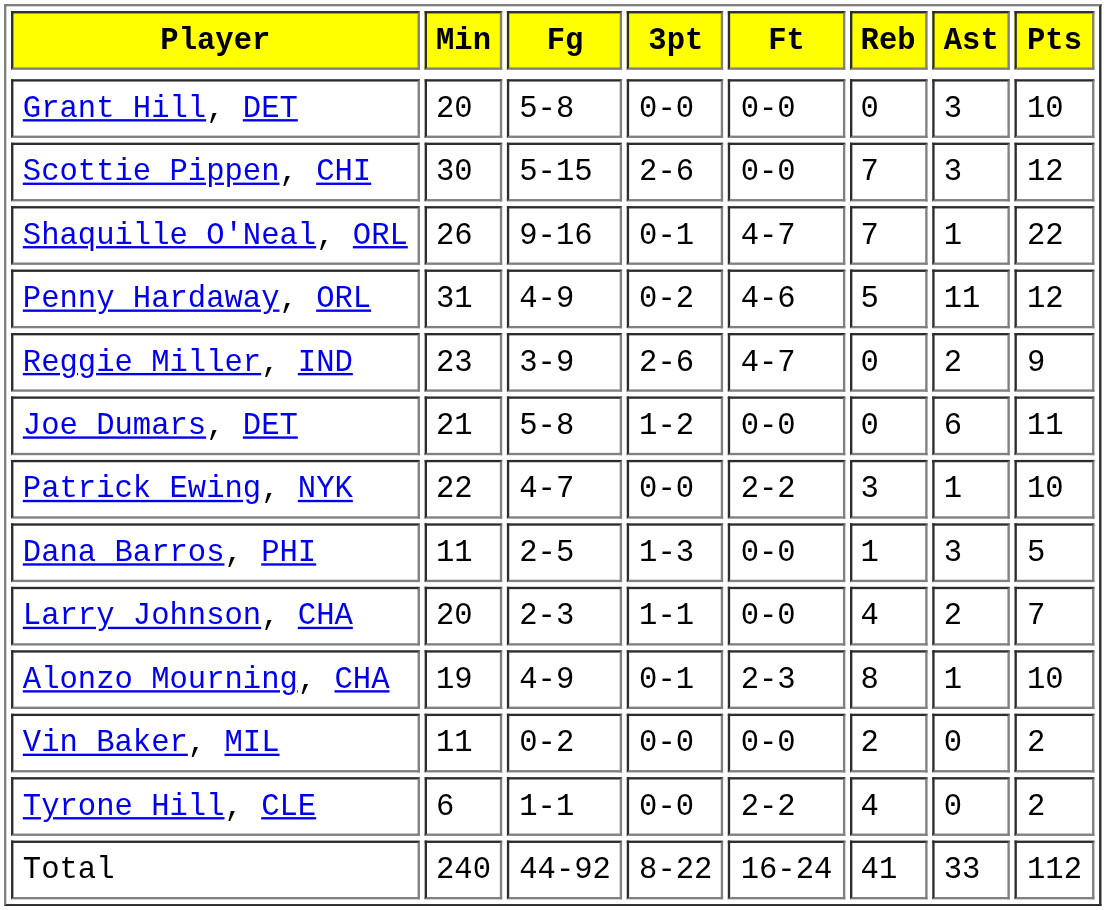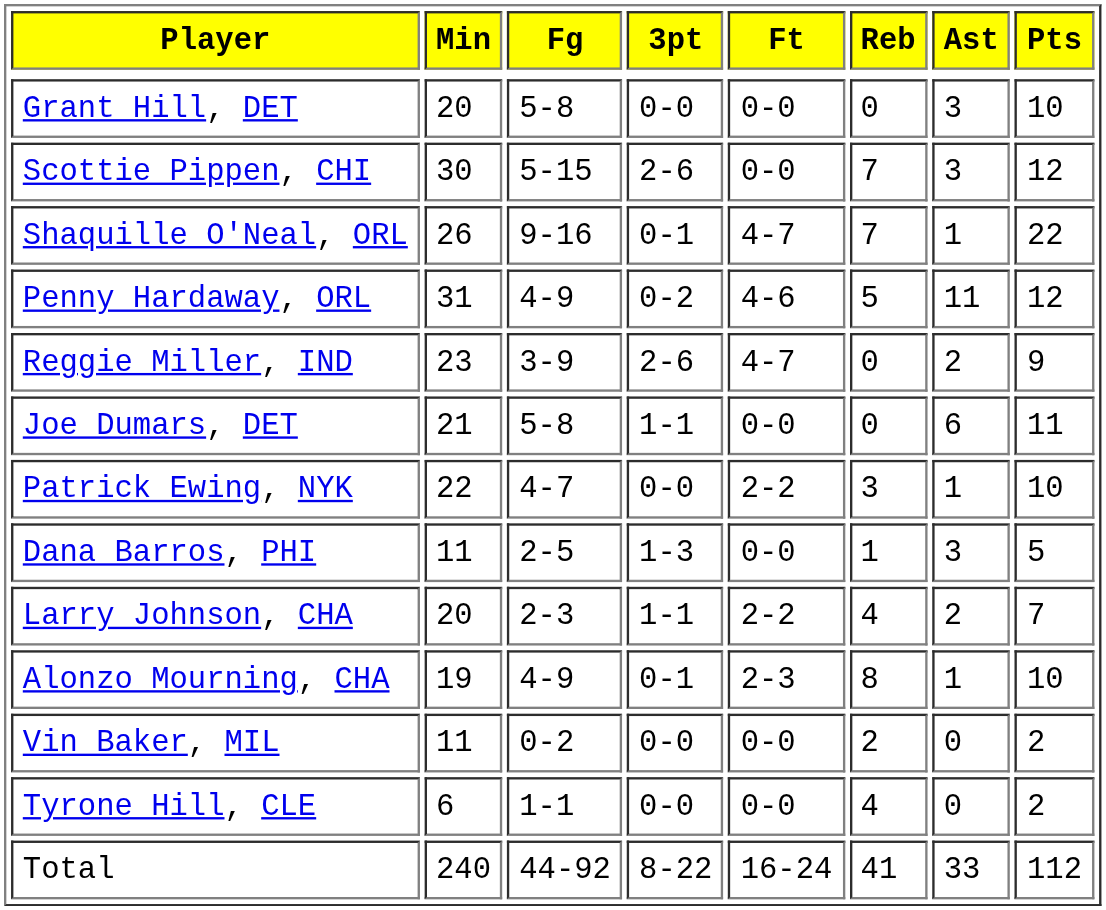(667, 426) 1-2 -> (667, 426) 1-1
(768, 616) 0-0 -> (768, 616) 2-2
(768, 807) 2-2 -> (768, 807) 0-0
